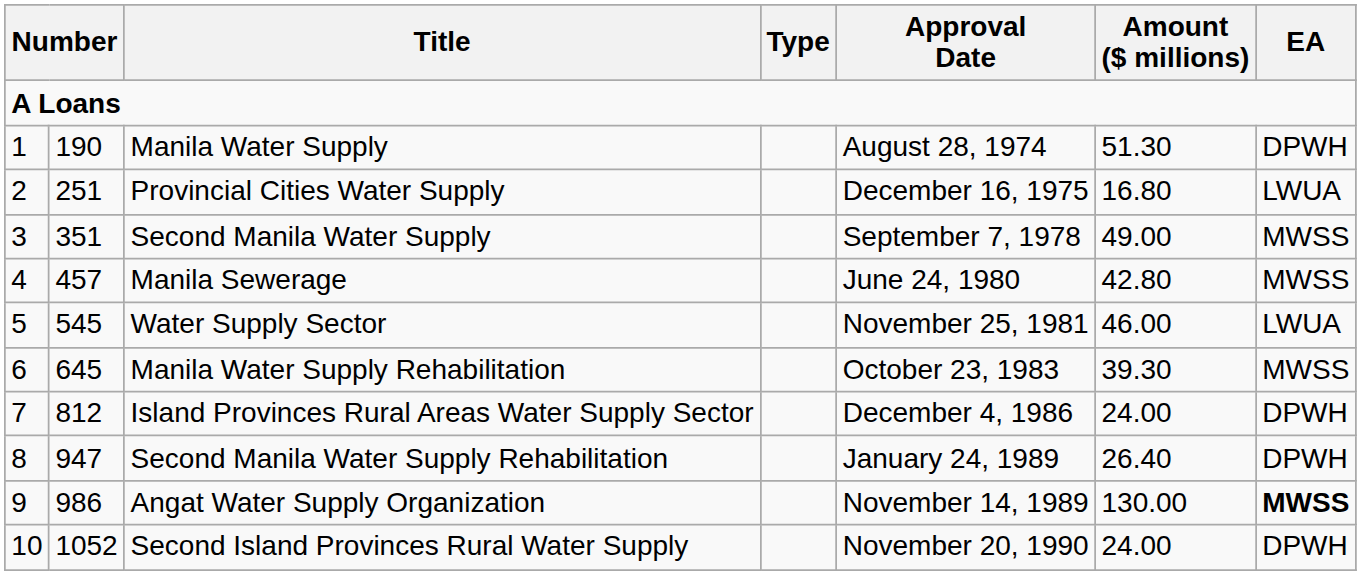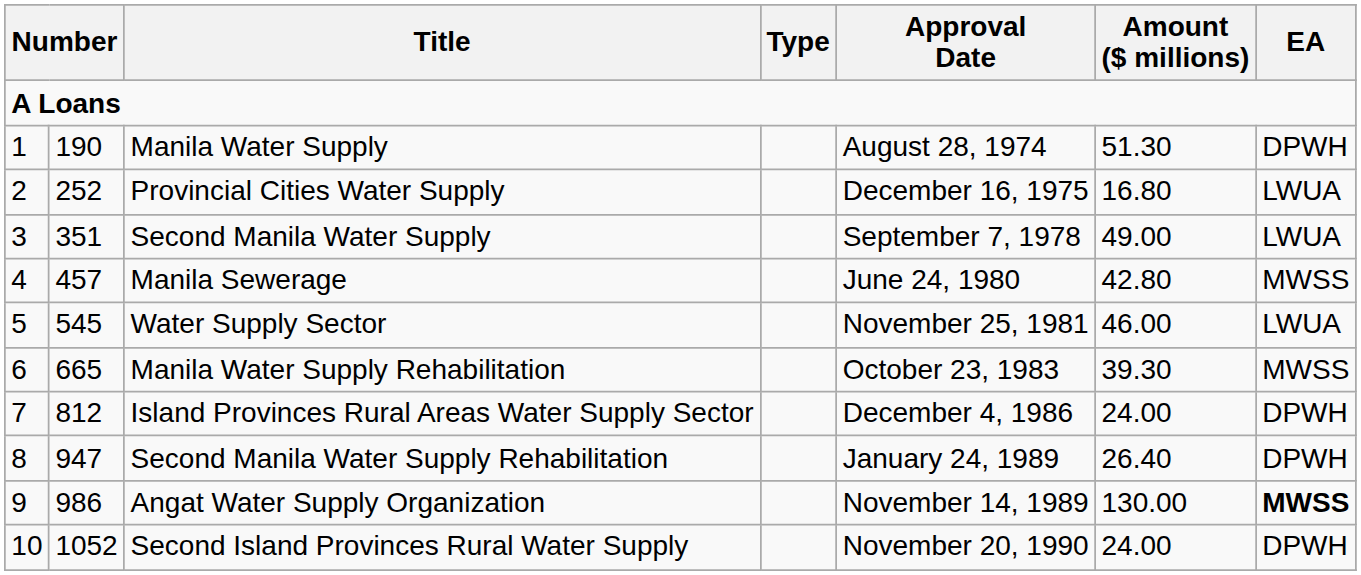(79, 191) 251 -> (79, 191) 252
(1306, 235) MWSS -> (1302, 235) LWUA
(79, 369) 645 -> (79, 369) 665
